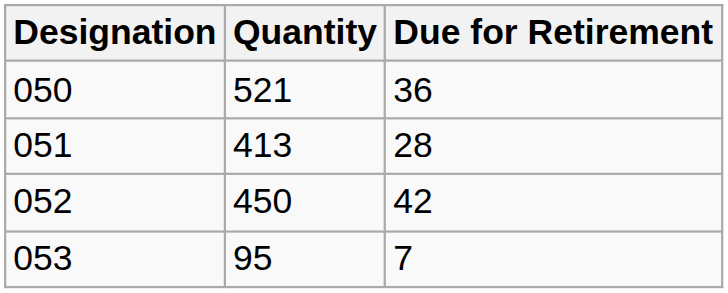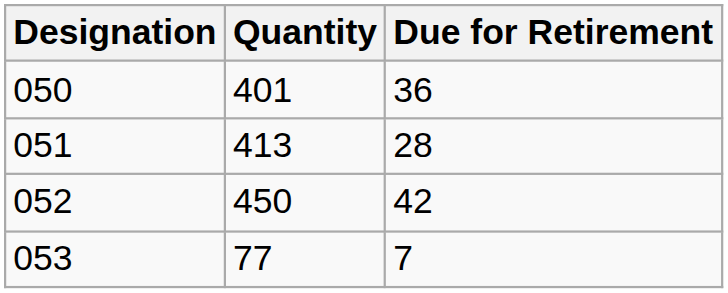(263, 88) 521 -> (263, 88) 401
(253, 257) 95 -> (253, 257) 77
